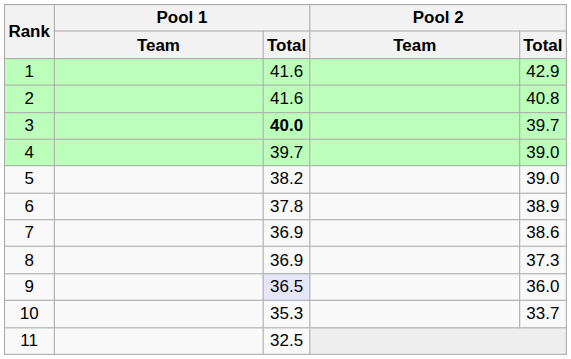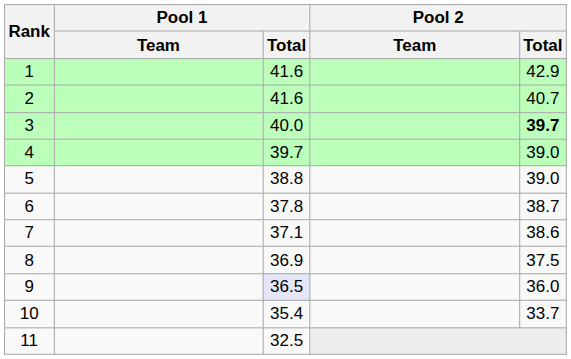(543, 98) 40.8 -> (543, 98) 40.7
(287, 125) bold -> (287, 125) normal
(543, 125) normal -> (543, 125) bold
(287, 179) 38.2 -> (287, 179) 38.8
(543, 206) 38.9 -> (543, 206) 38.7
(287, 233) 36.9 -> (287, 233) 37.1
(543, 260) 37.3 -> (543, 260) 37.5
(287, 313) 35.3 -> (287, 313) 35.4
